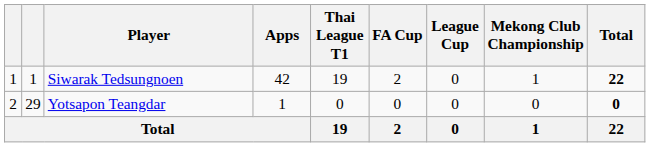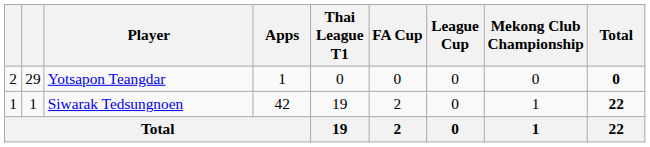rows swapped: (115, 79) <-> (107, 104)
